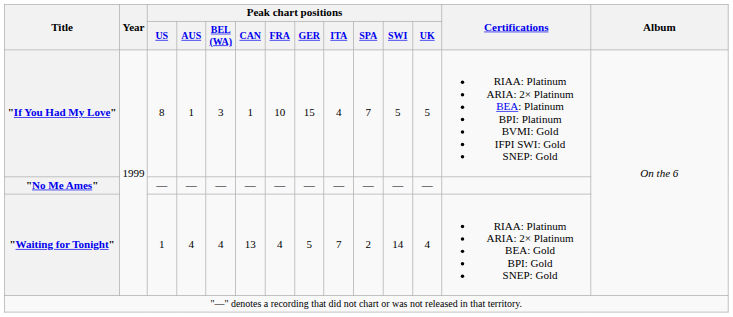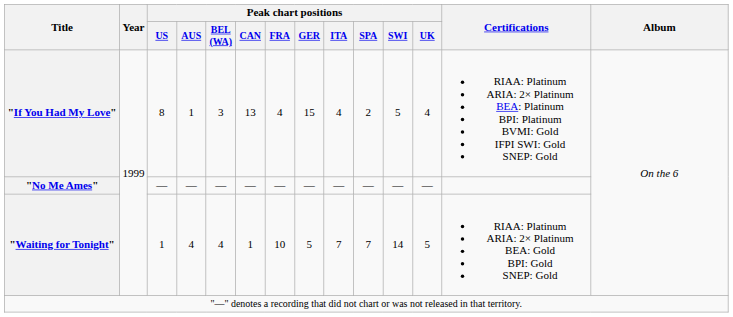(250, 113) 1 -> (250, 113) 13
(280, 113) 10 -> (280, 113) 4
(368, 113) 7 -> (368, 113) 2
(427, 113) 5 -> (427, 113) 4
(250, 245) 13 -> (250, 245) 1
(280, 245) 4 -> (280, 245) 10
(368, 245) 2 -> (368, 245) 7
(427, 245) 4 -> (427, 245) 5
